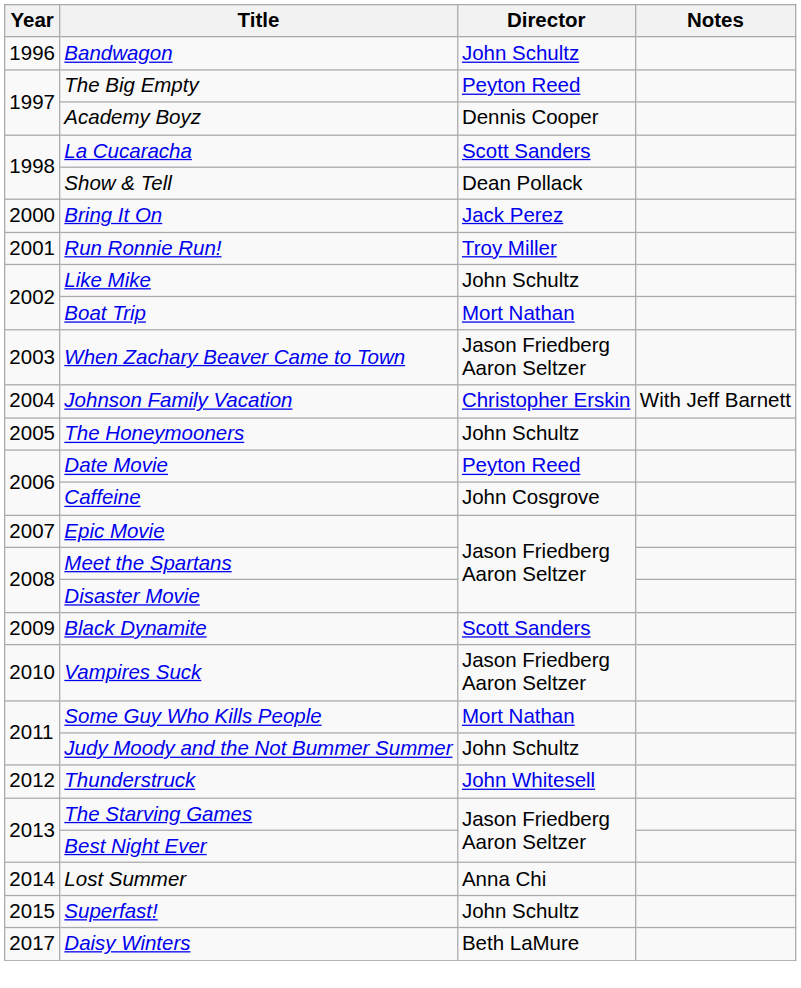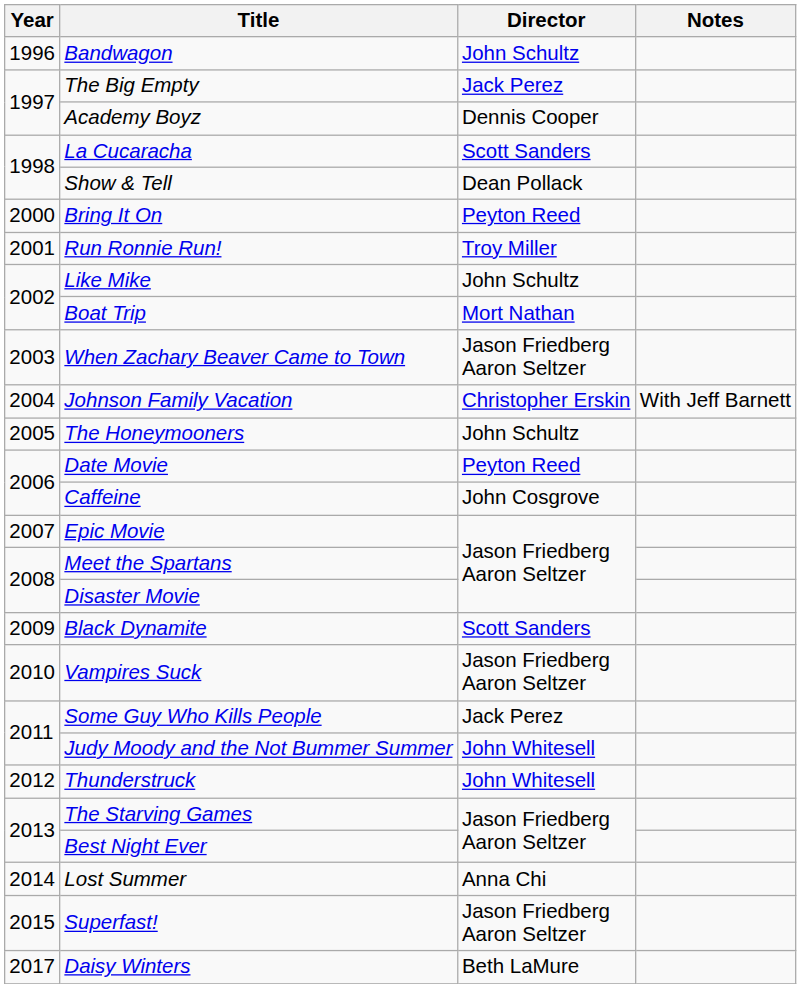(521, 85) Peyton Reed -> (513, 85) Jack Perez
(513, 215) Jack Perez -> (521, 215) Peyton Reed
(518, 716) Mort Nathan -> (513, 716) Jack Perez
(521, 748) John Schultz -> (529, 748) John Whitesell
(521, 911) John Schultz -> (536, 922) Jason Friedberg Aaron Seltzer
